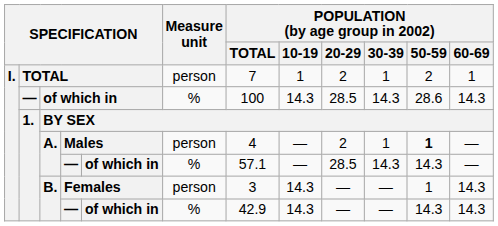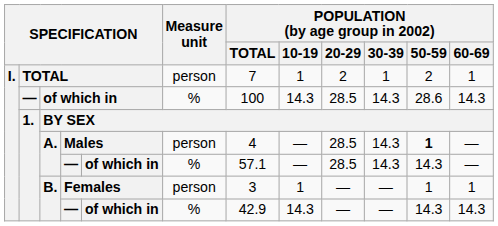(343, 142) 2 -> (343, 142) 28.5
(386, 142) 1 -> (386, 142) 14.3
(300, 187) 14.3 -> (300, 187) 1
(472, 187) 14.3 -> (472, 187) 1
